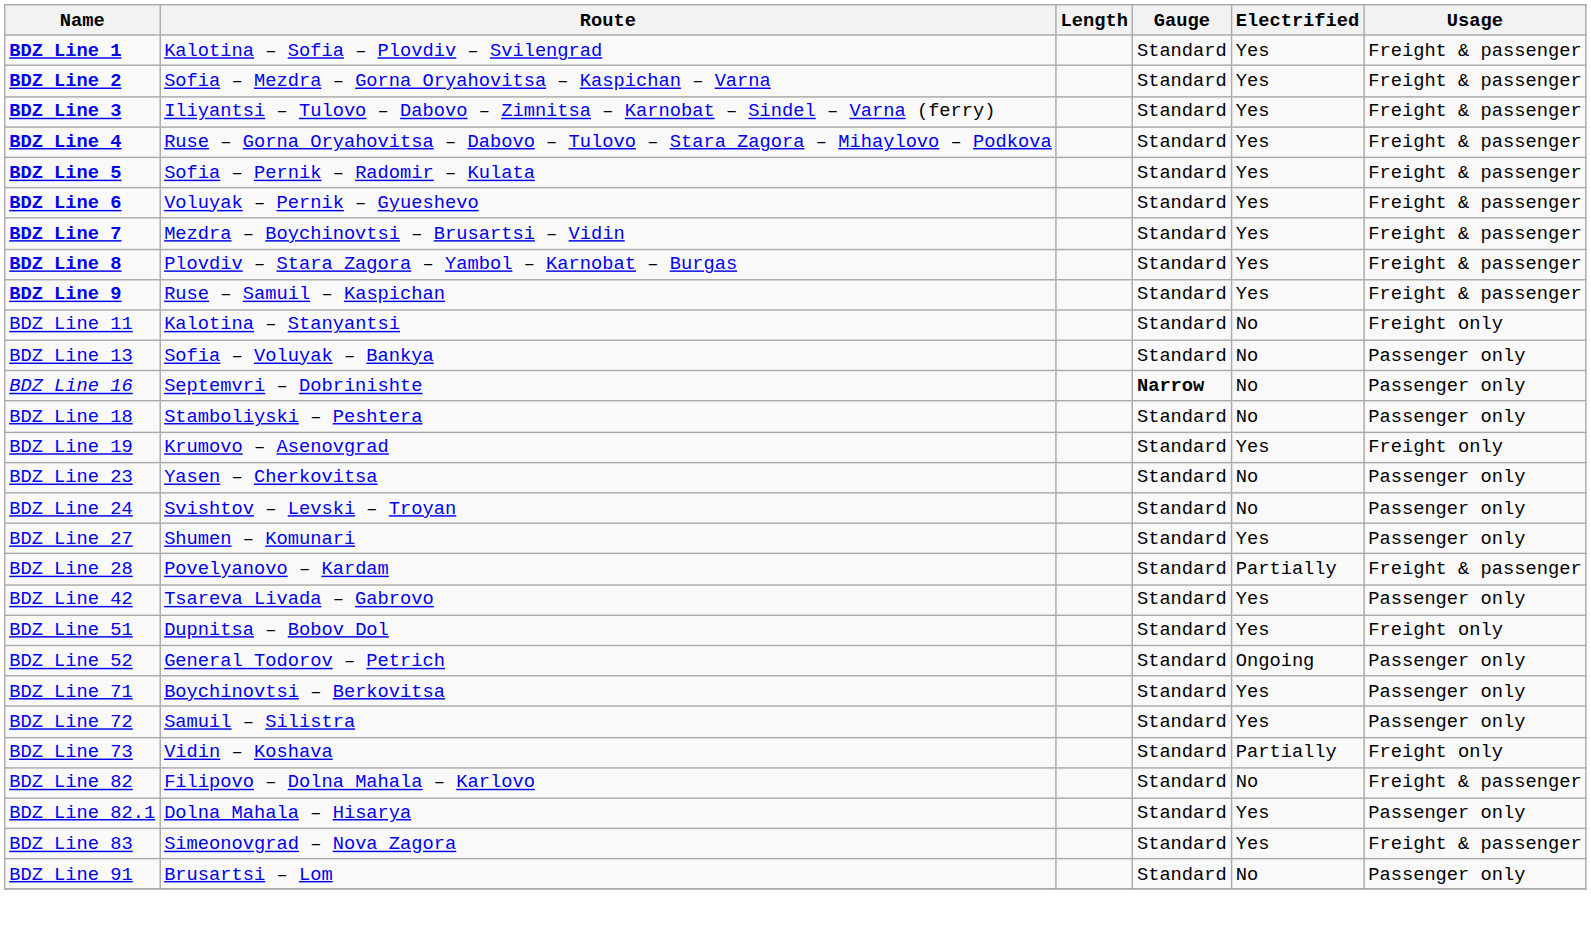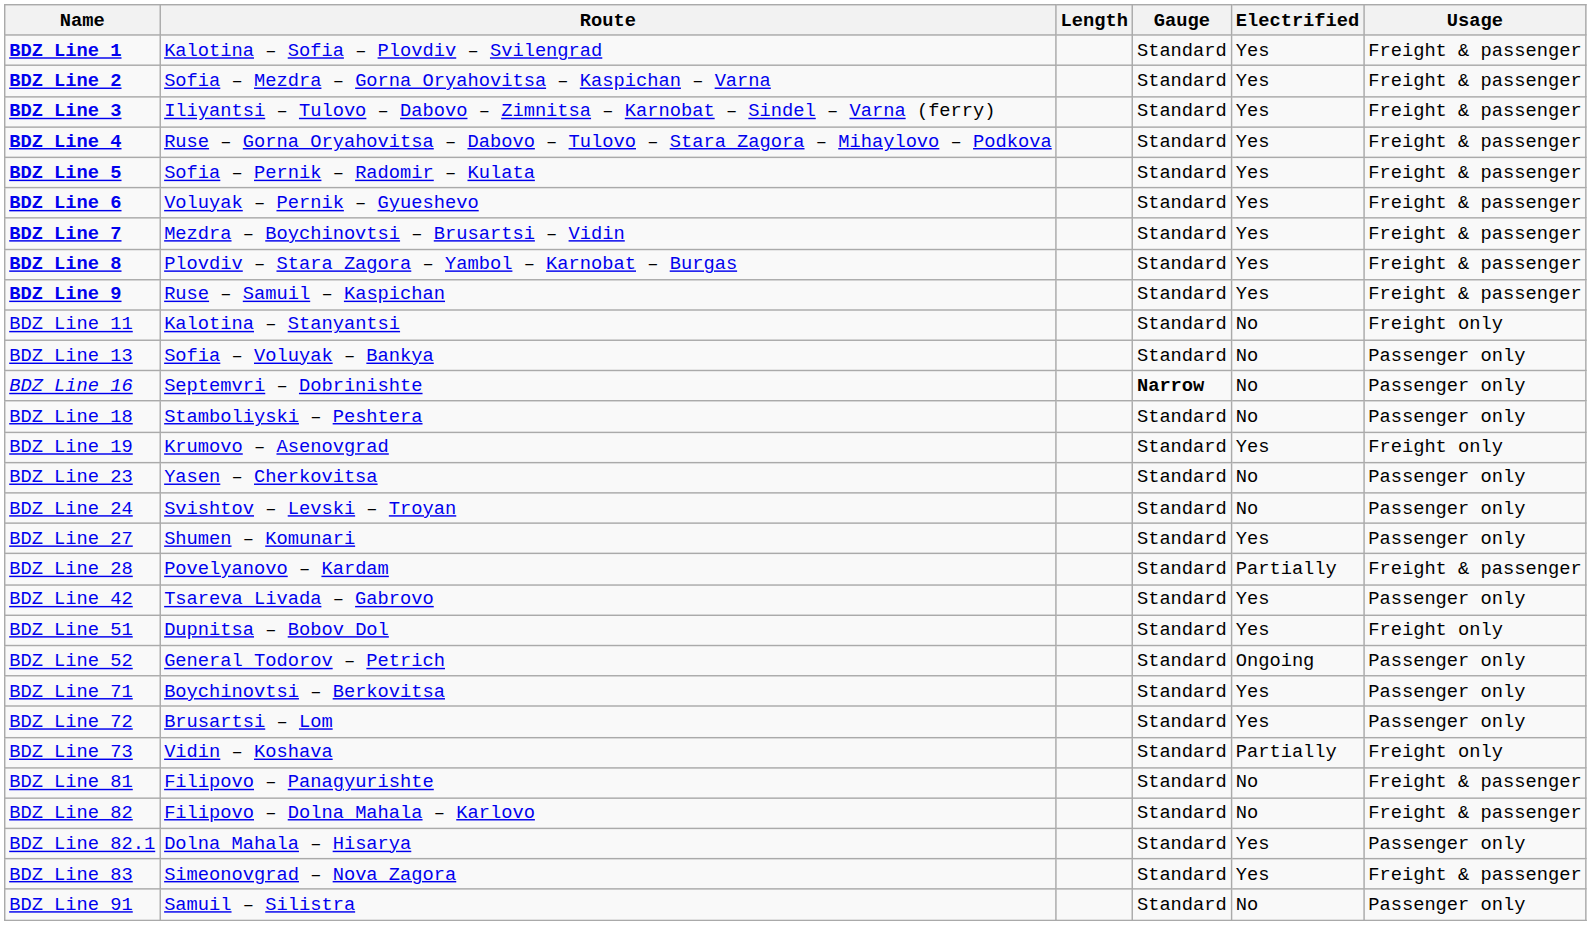(260, 722) Samuil – Silistra -> (248, 722) Brusartsi – Lom
+ row: (71, 783)
(248, 874) Brusartsi – Lom -> (260, 905) Samuil – Silistra
